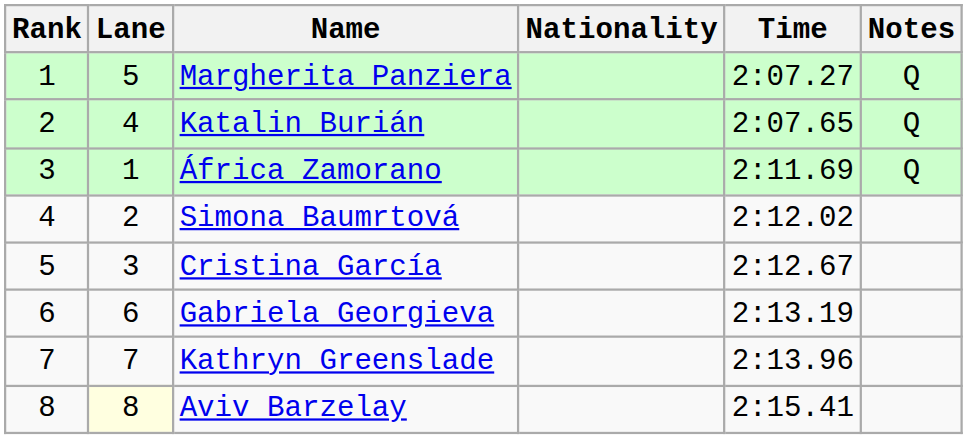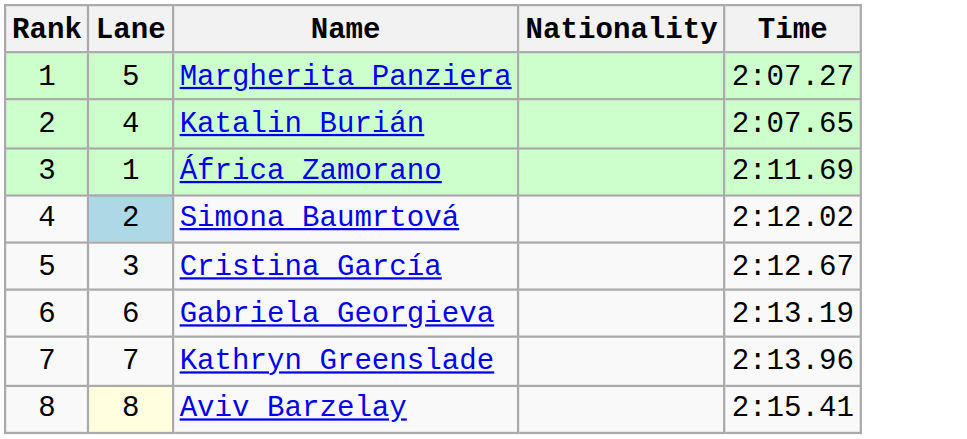- column: (912, 29)
(131, 219) no background -> (131, 219) lightblue background
